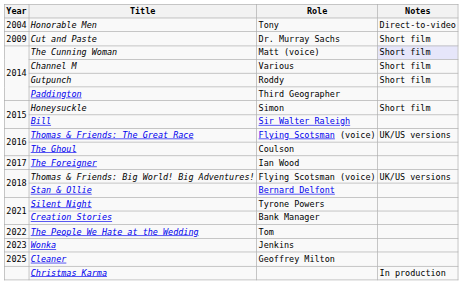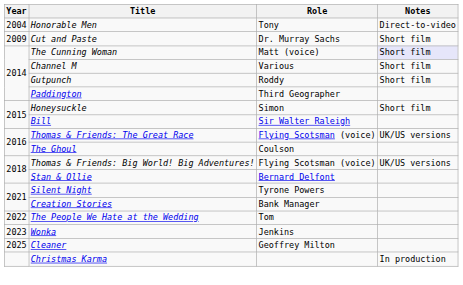- row: (64, 163)
